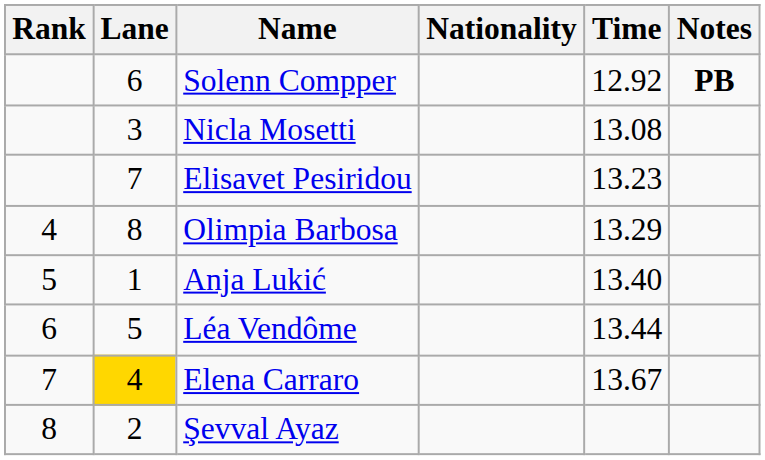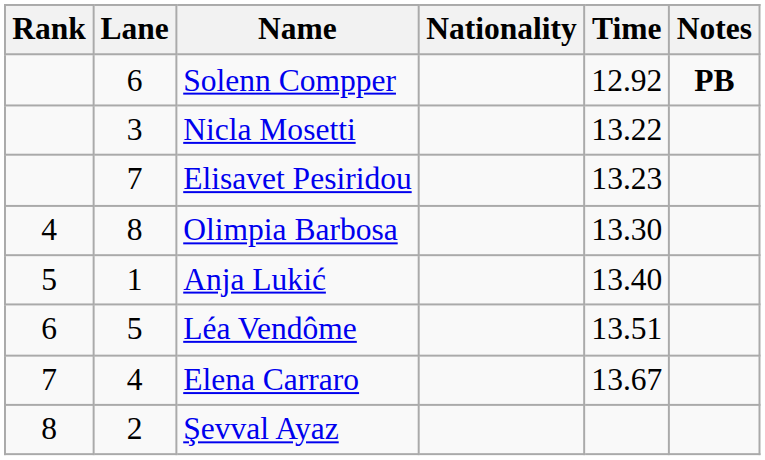(627, 129) 13.08 -> (627, 129) 13.22
(627, 229) 13.29 -> (627, 229) 13.30
(627, 329) 13.44 -> (627, 329) 13.51
(135, 379) gold background -> (135, 379) no background
